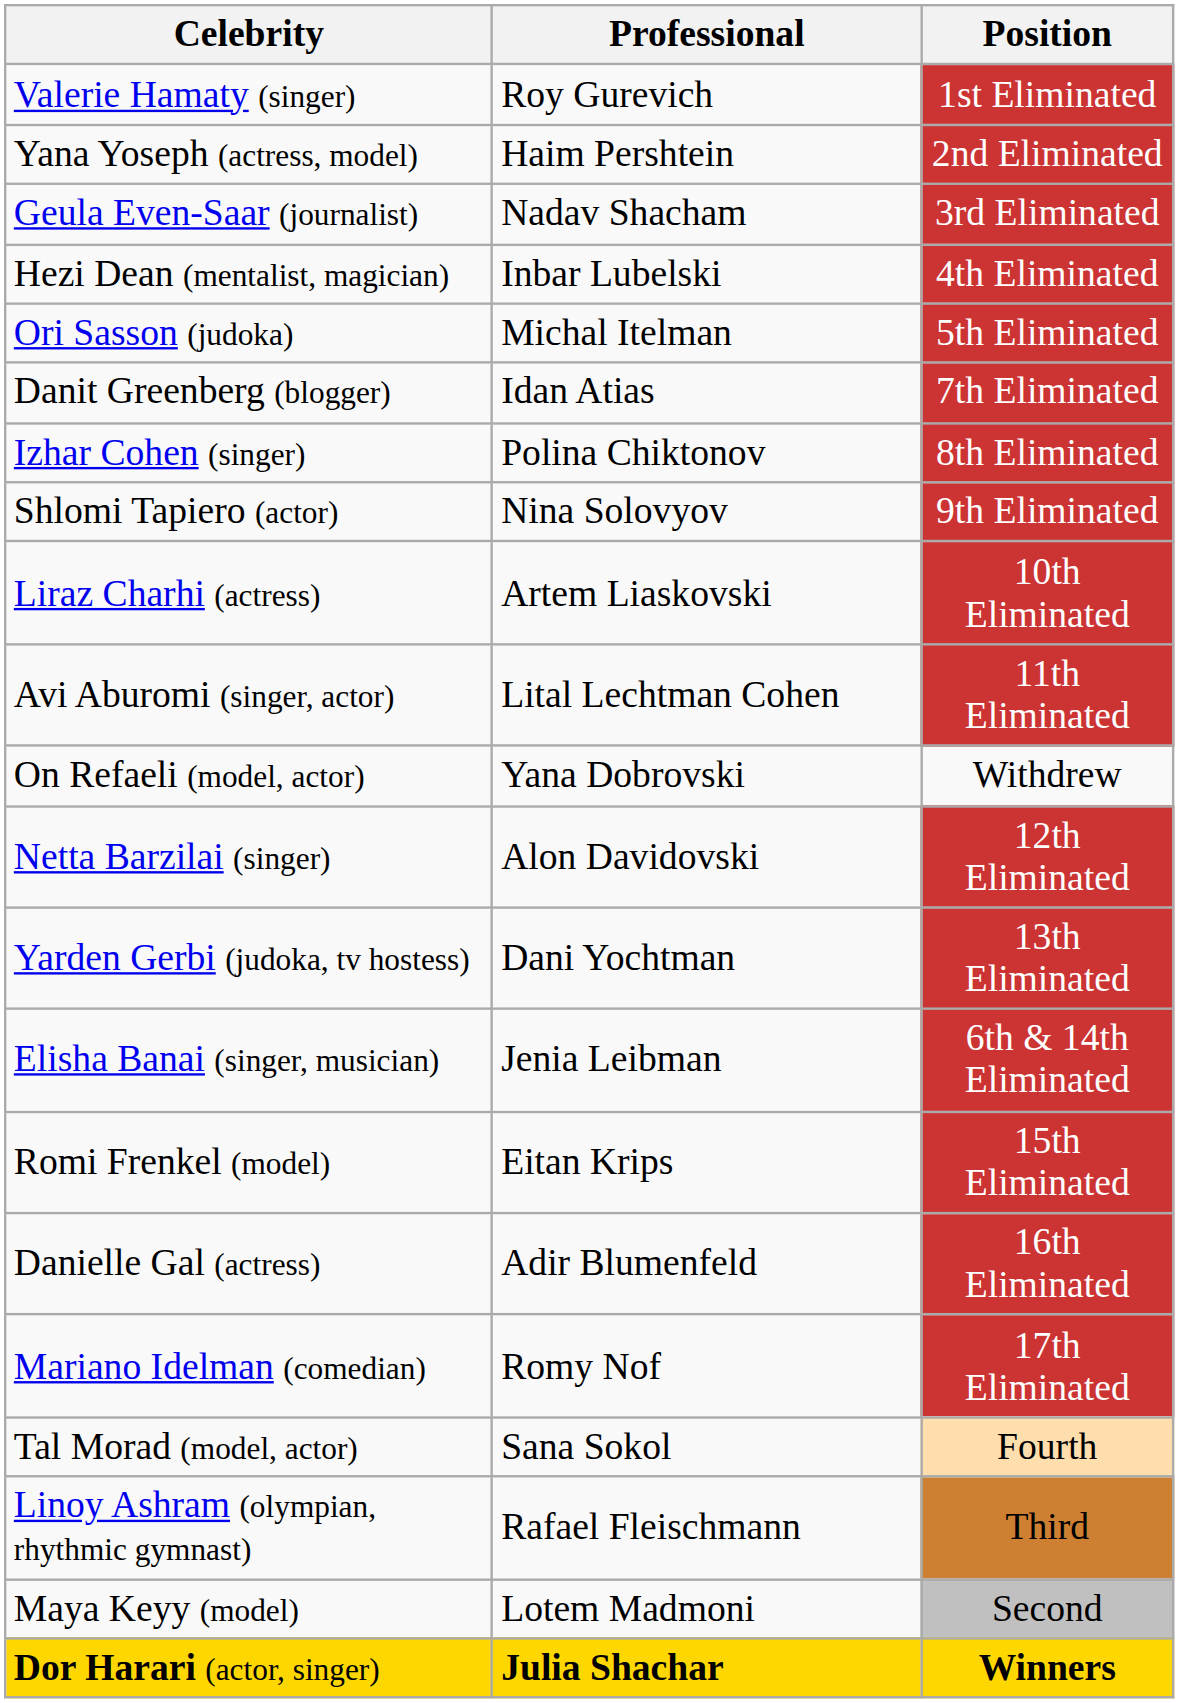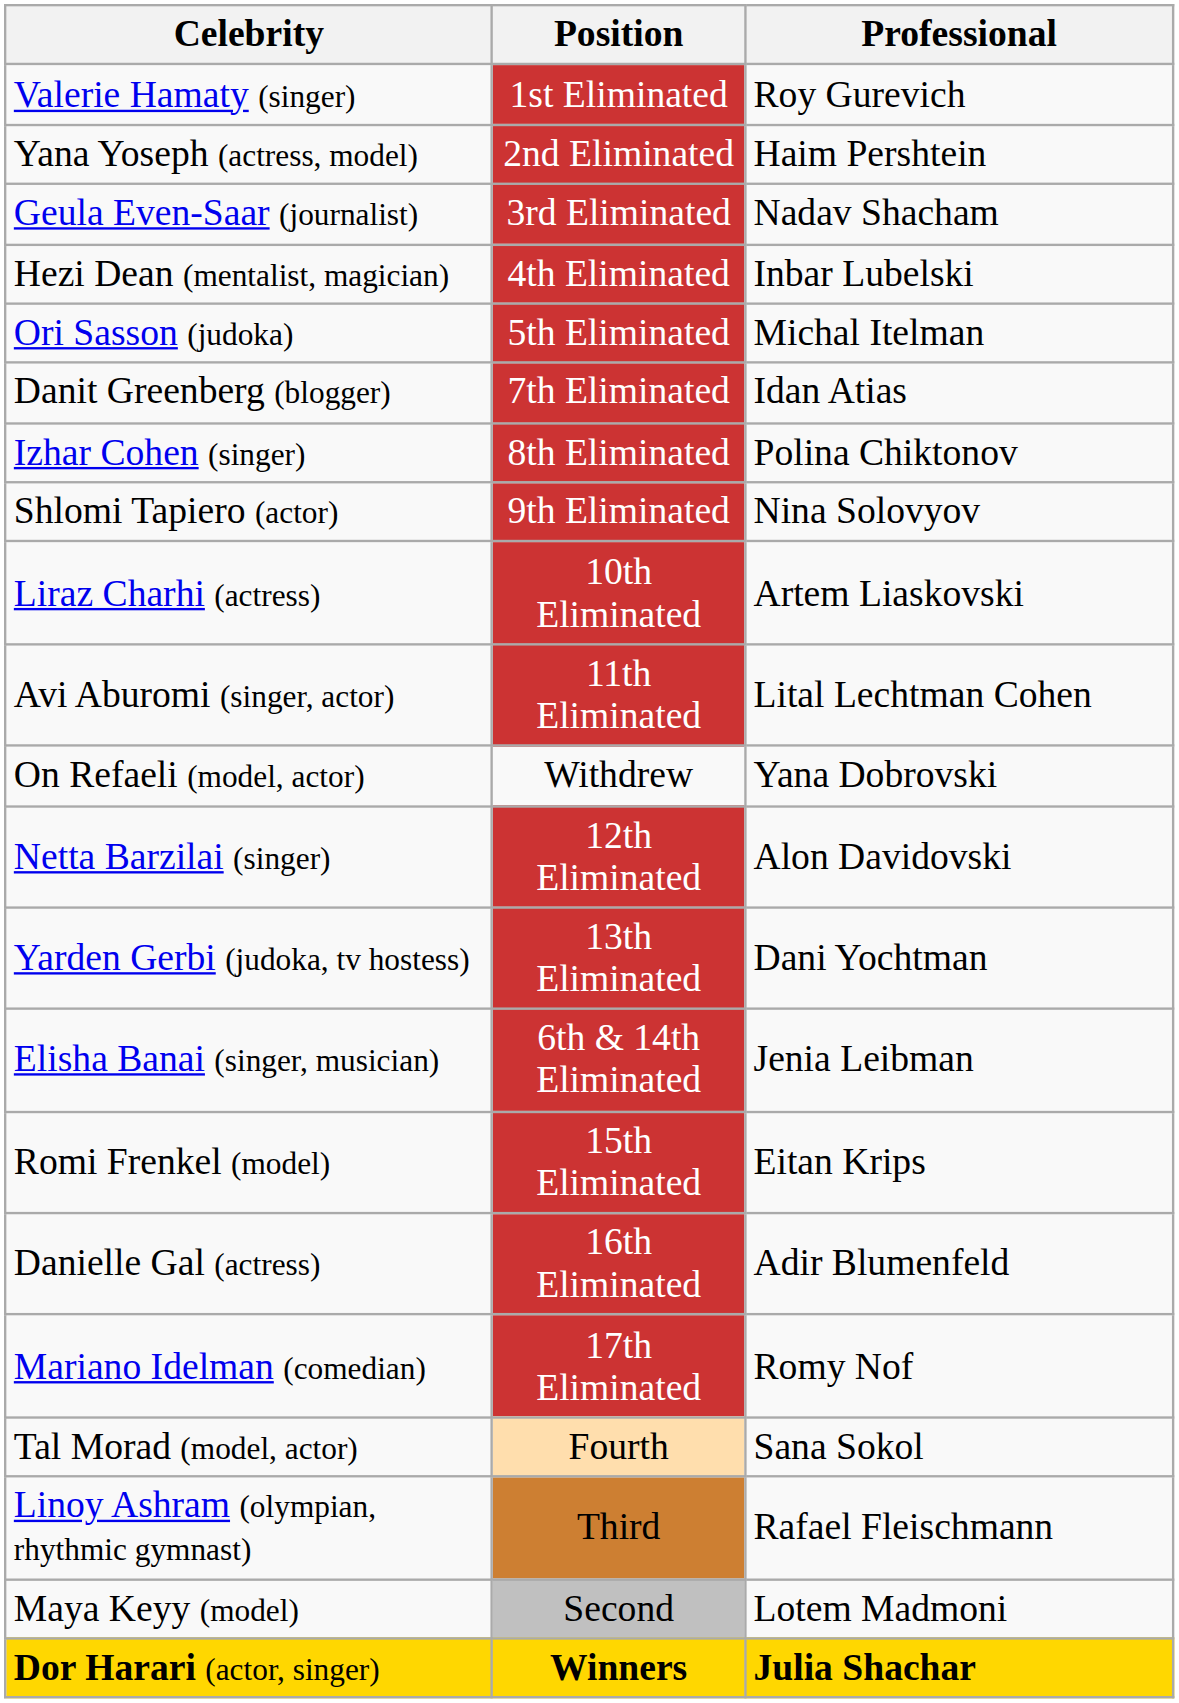columns swapped: (707, 34) <-> (1047, 34)
